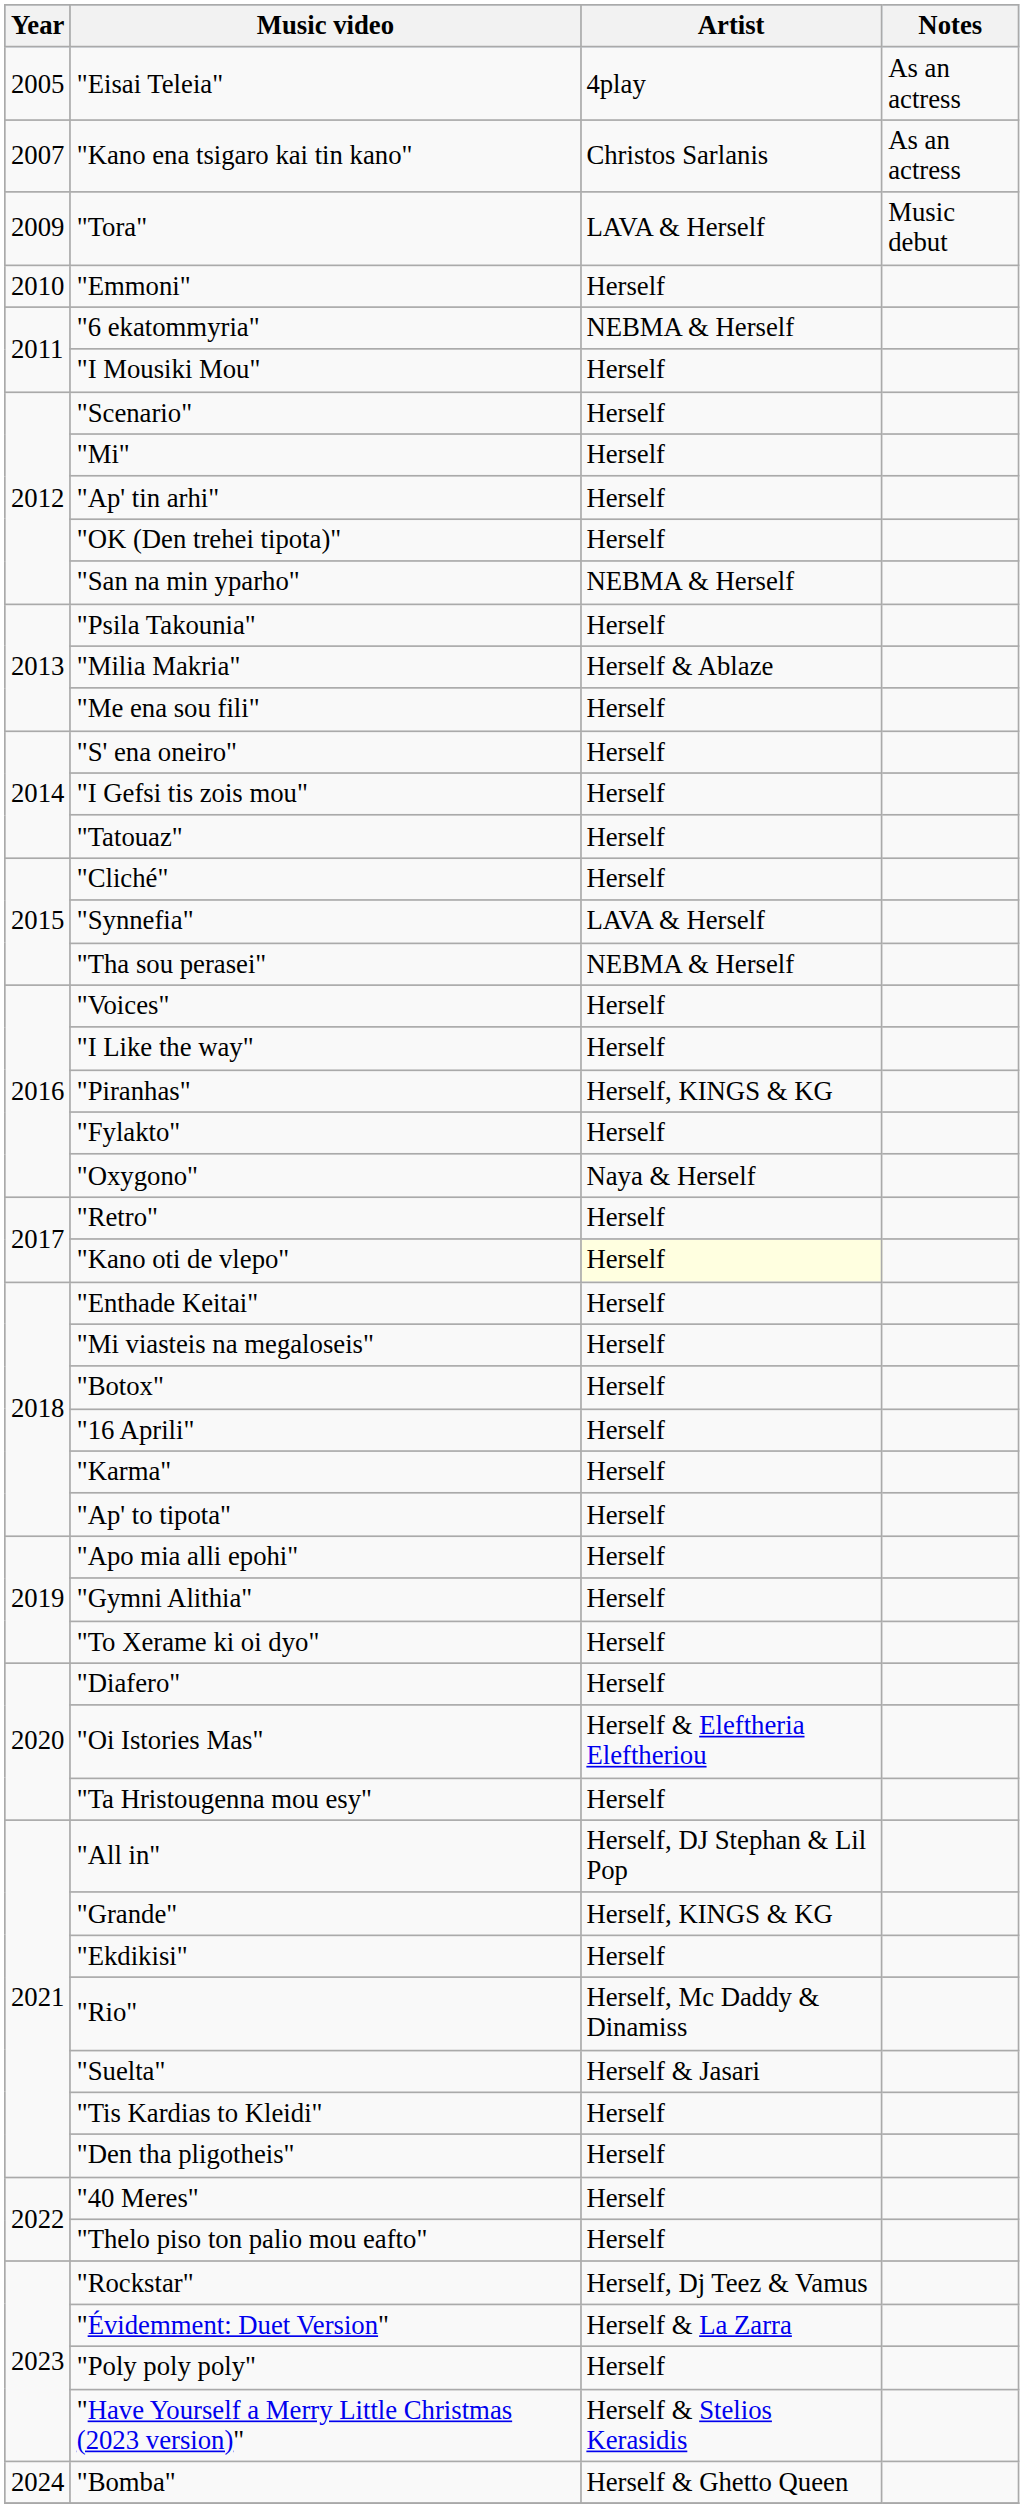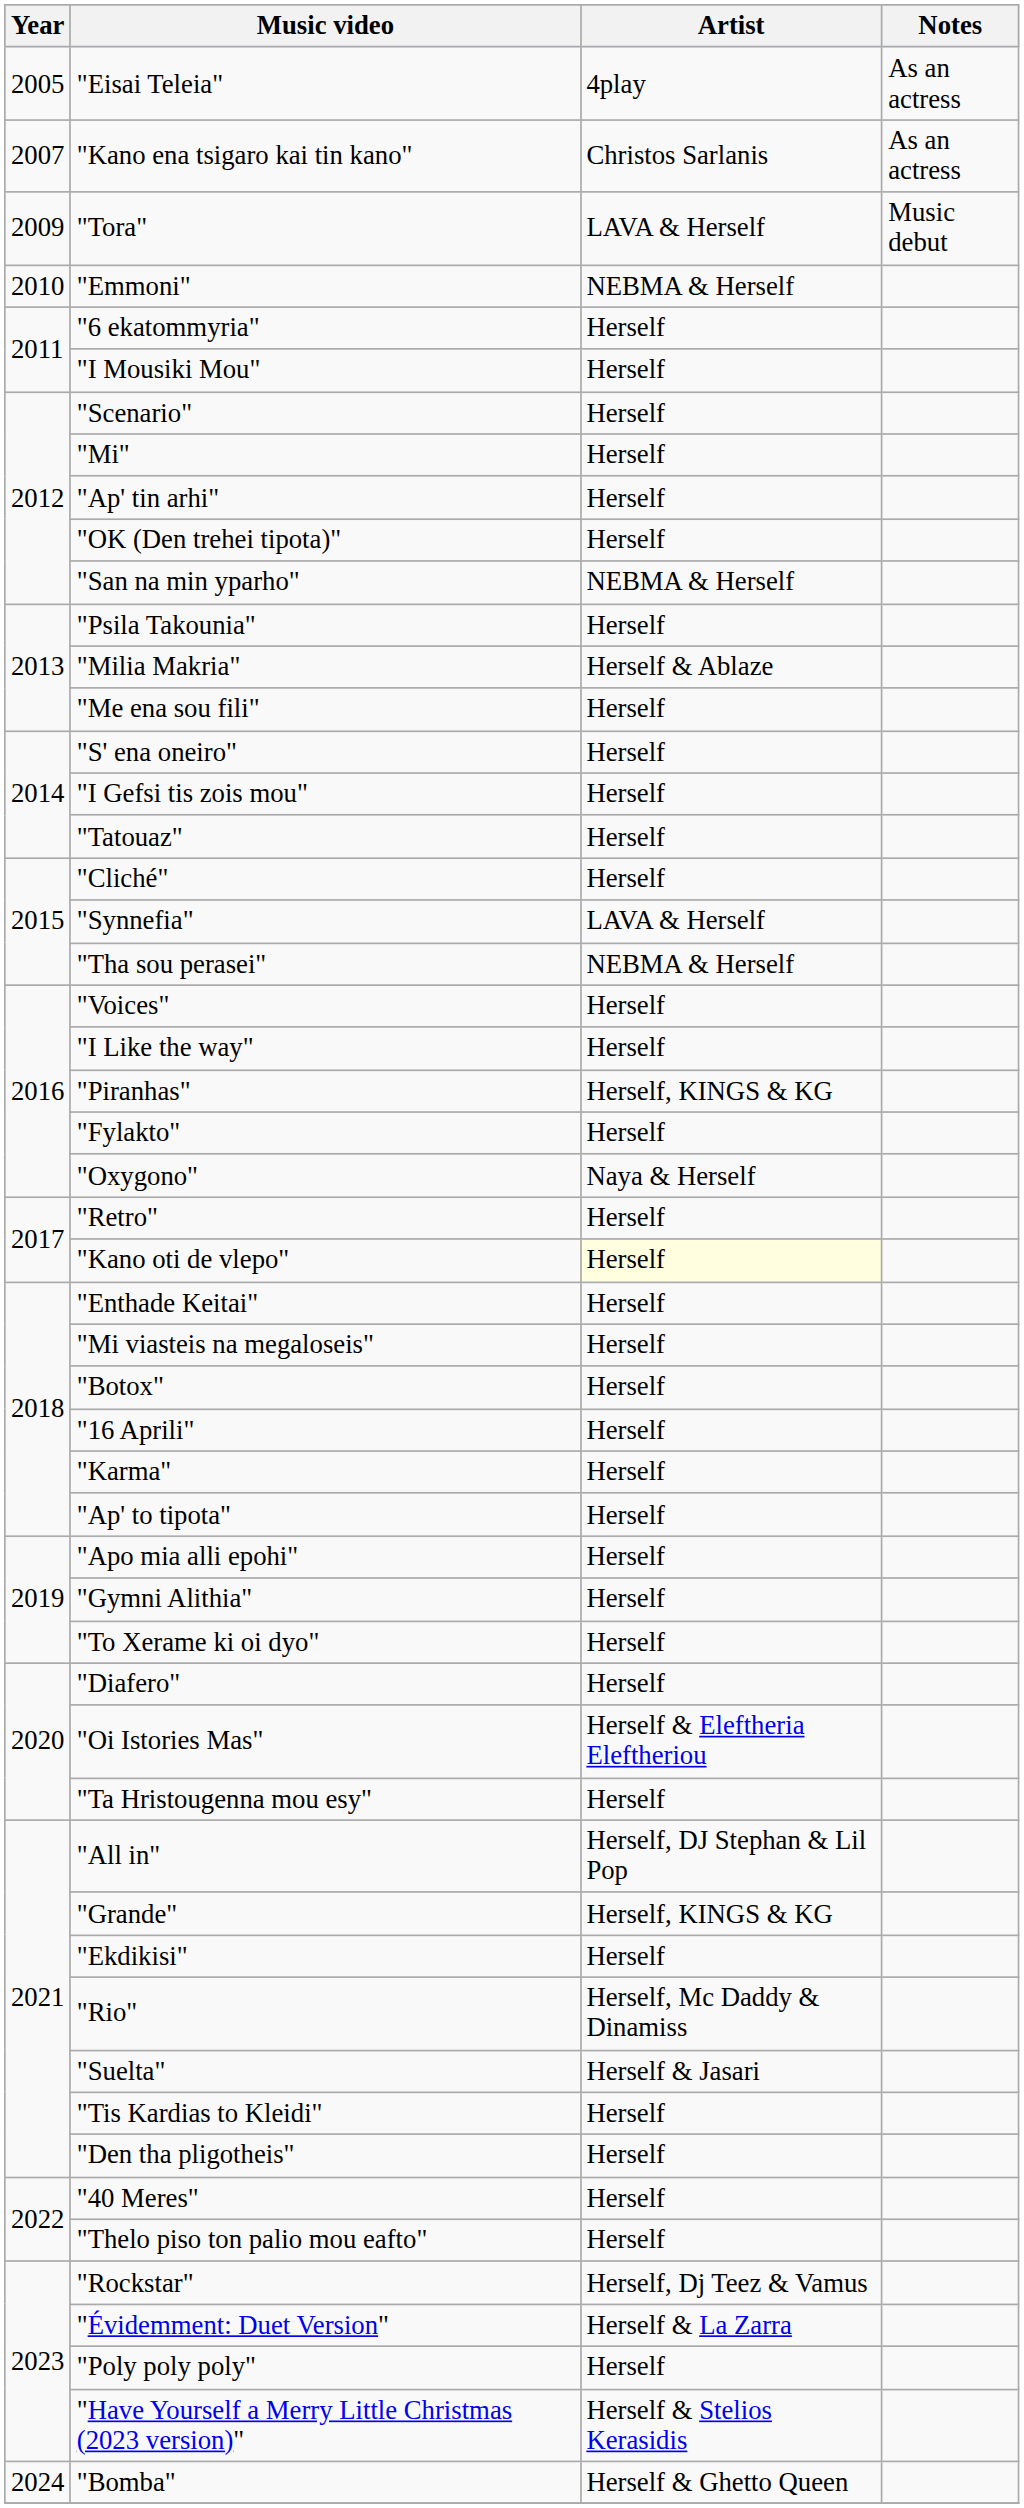(626, 285) Herself -> (690, 285) NEBMA & Herself
(690, 327) NEBMA & Herself -> (626, 327) Herself
